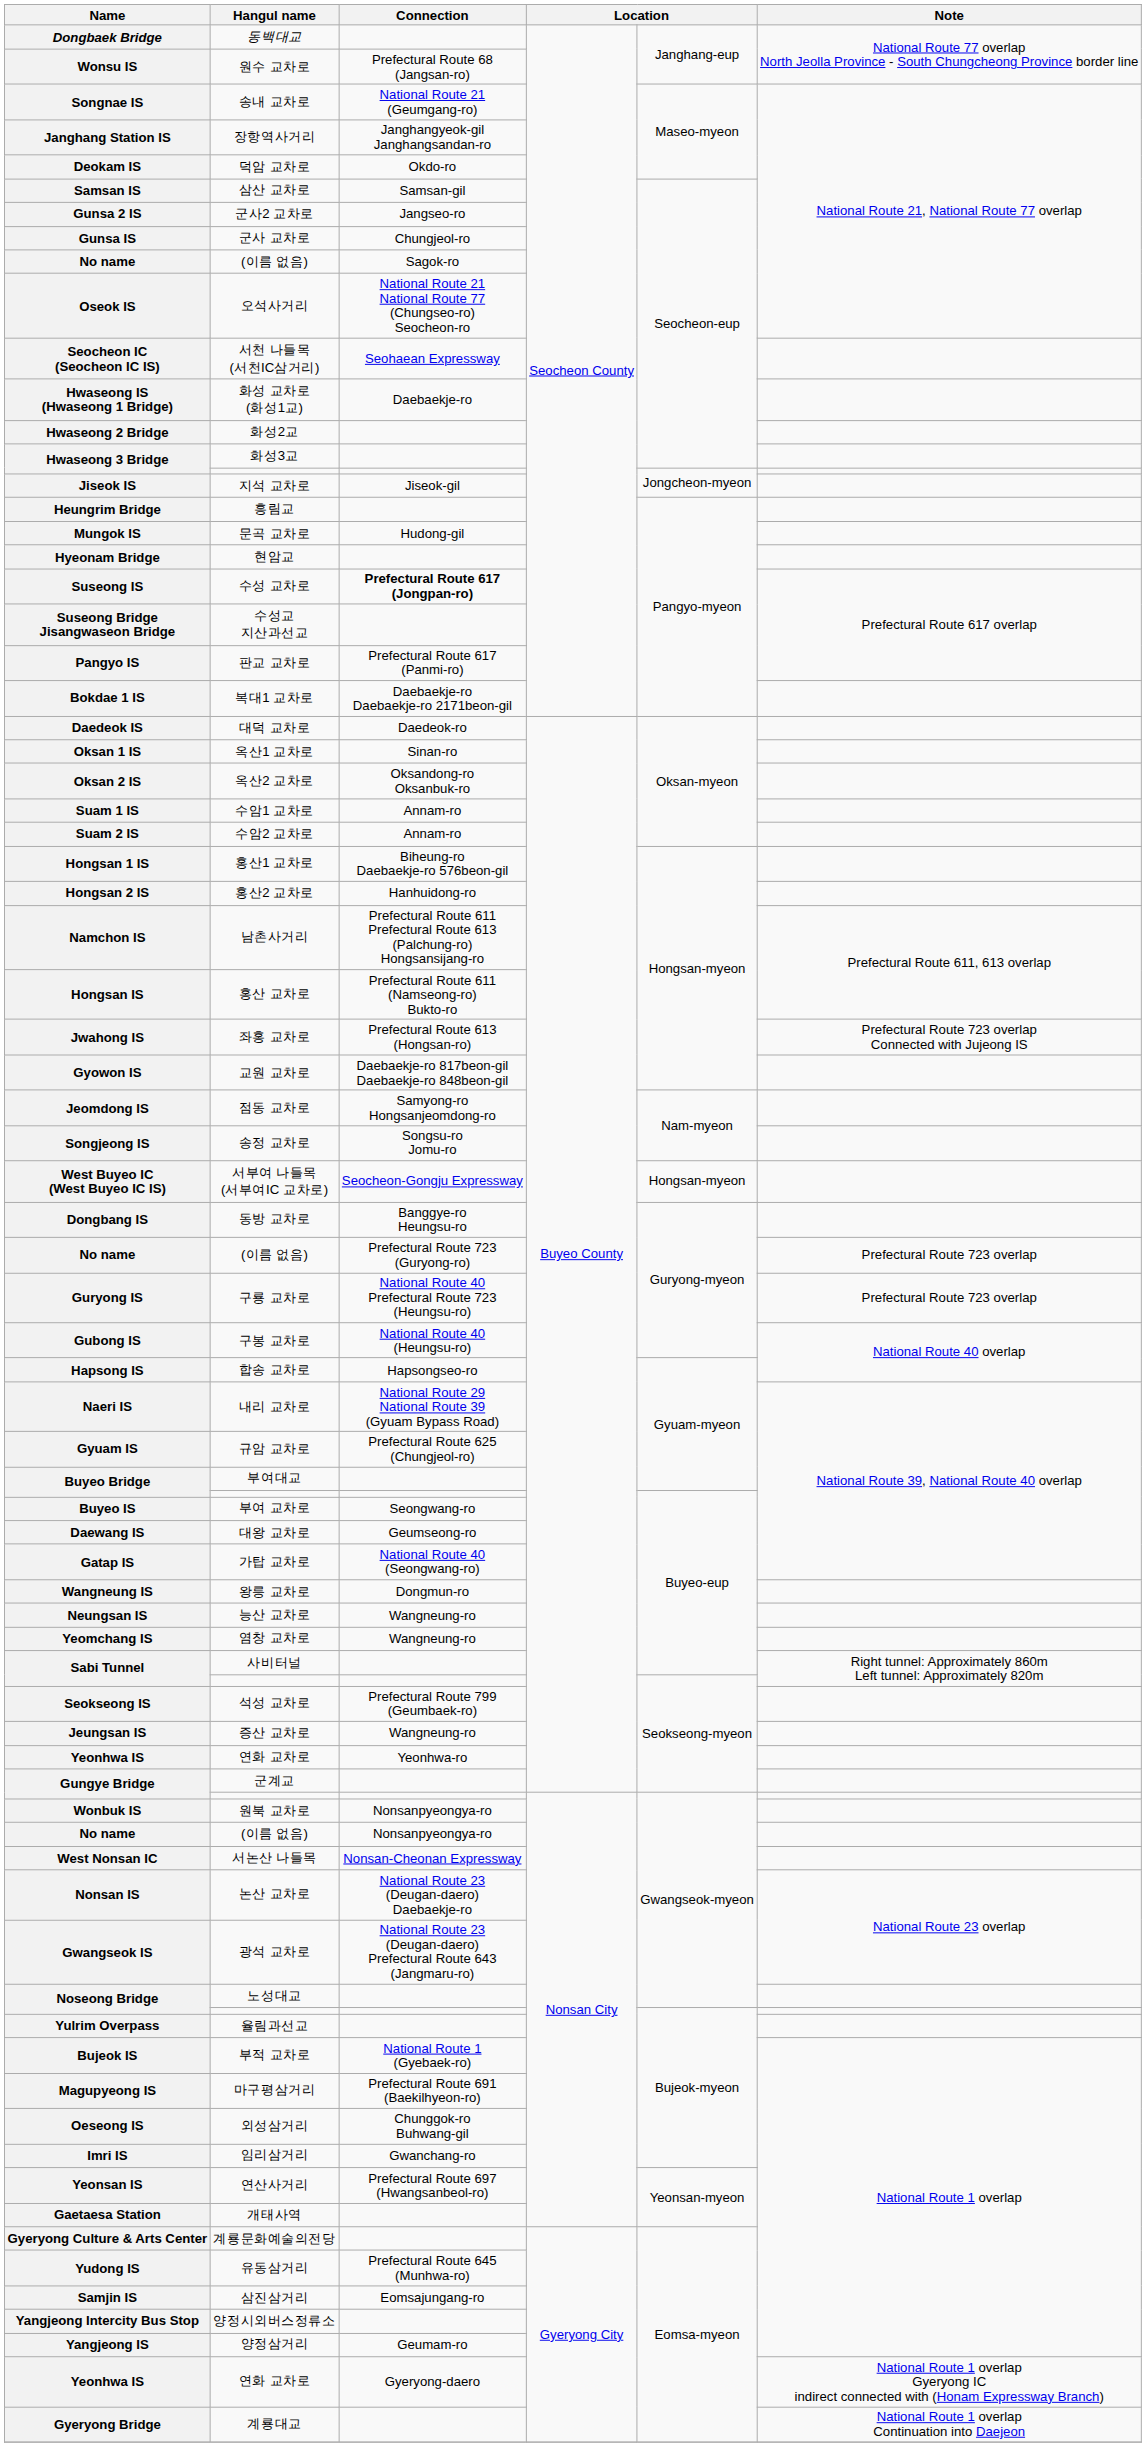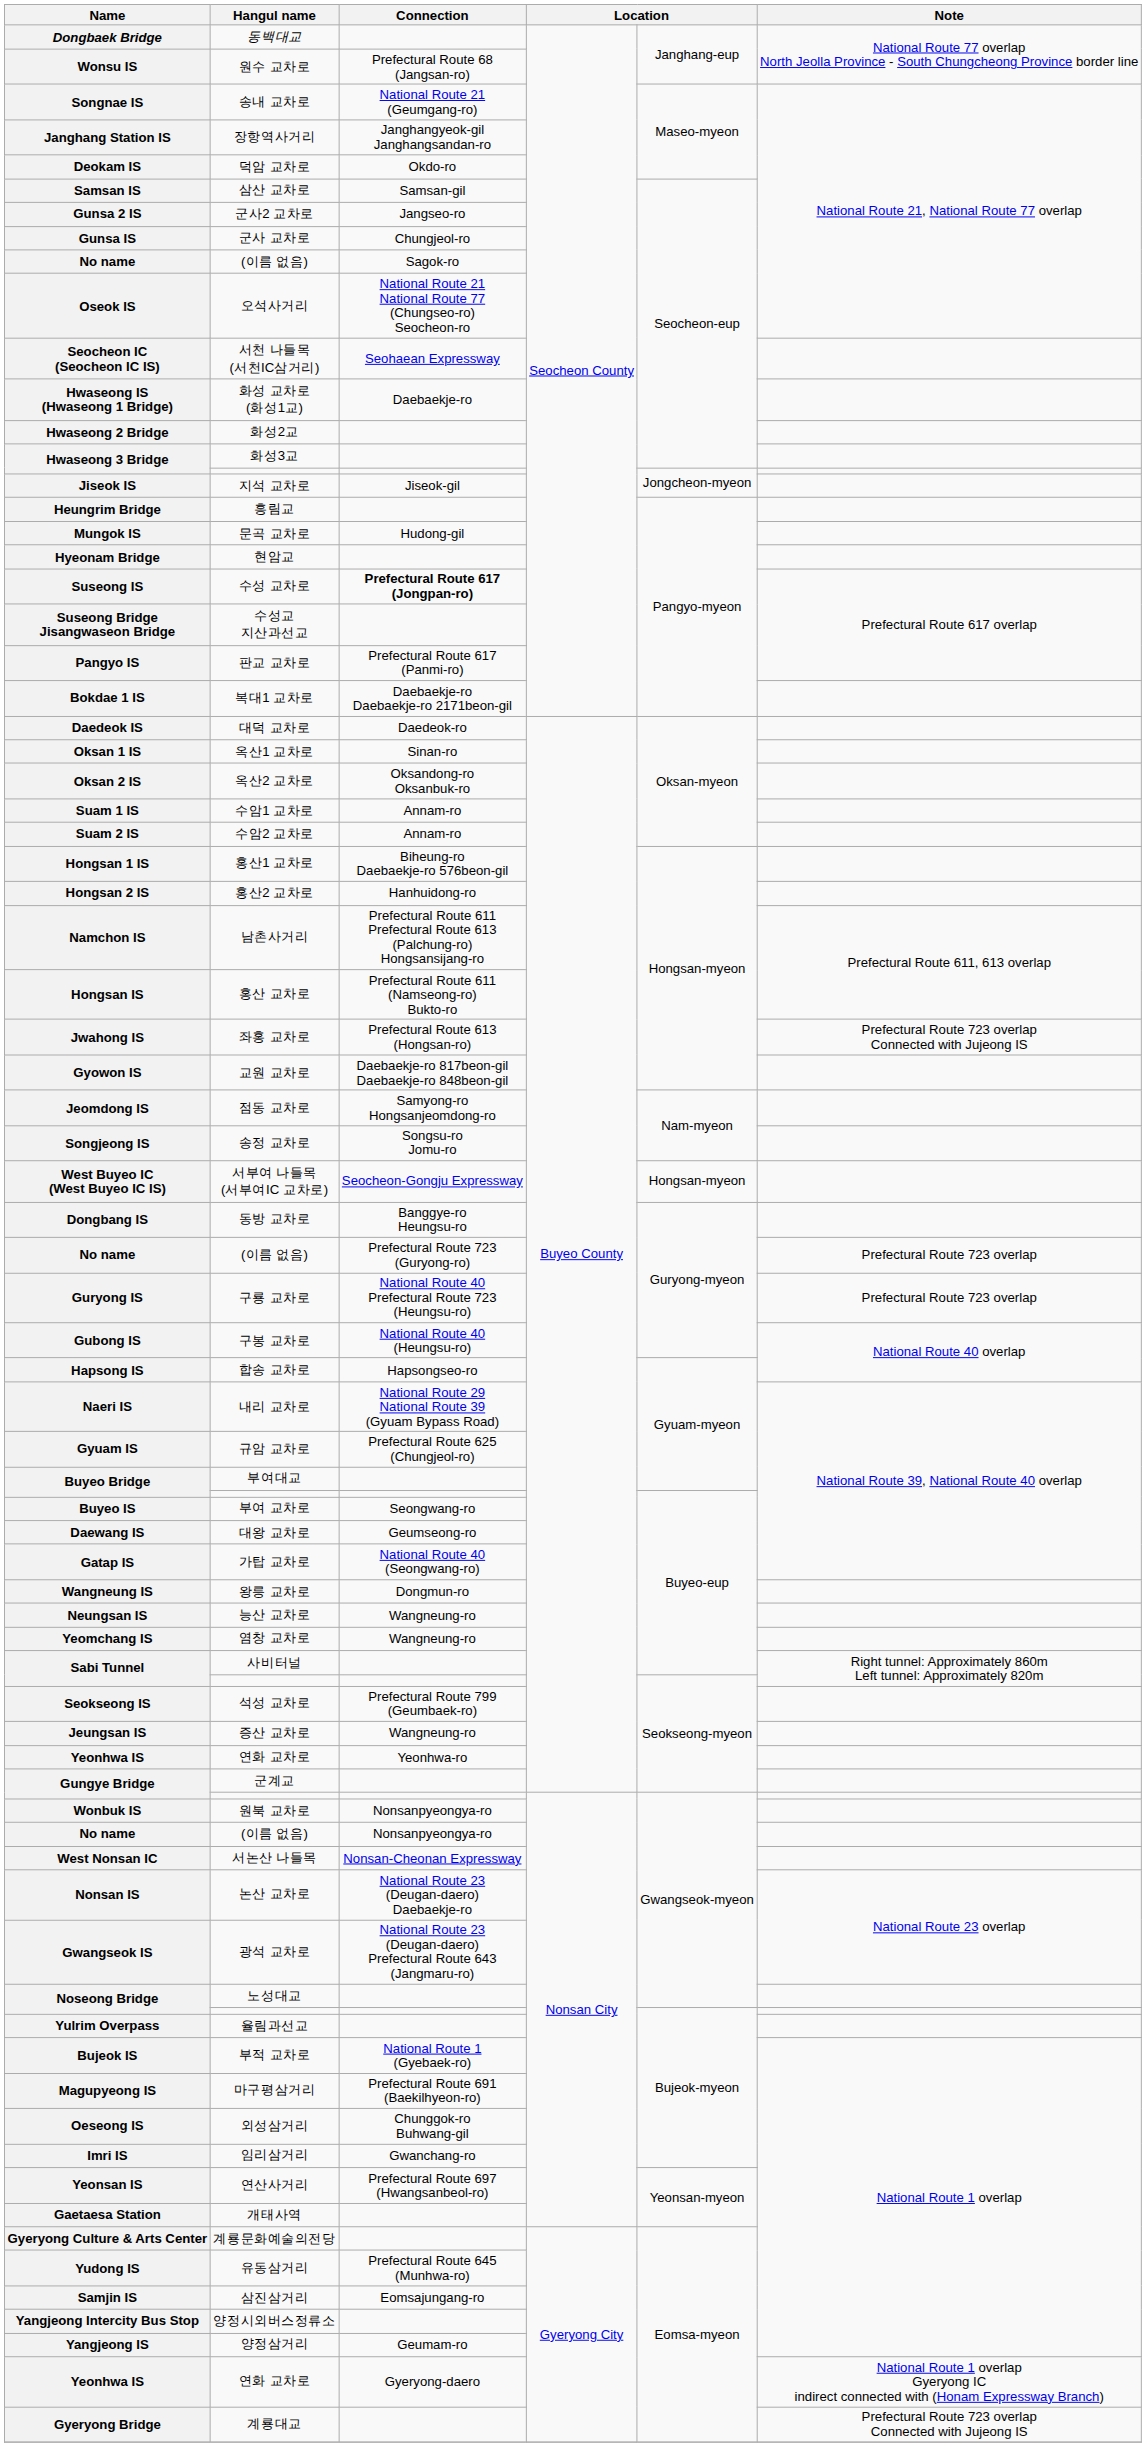(949, 2424) National Route 1 overlap Continuation into Daejeon -> (949, 2424) Prefectural Route 723 overlap Connected with Jujeong IS
